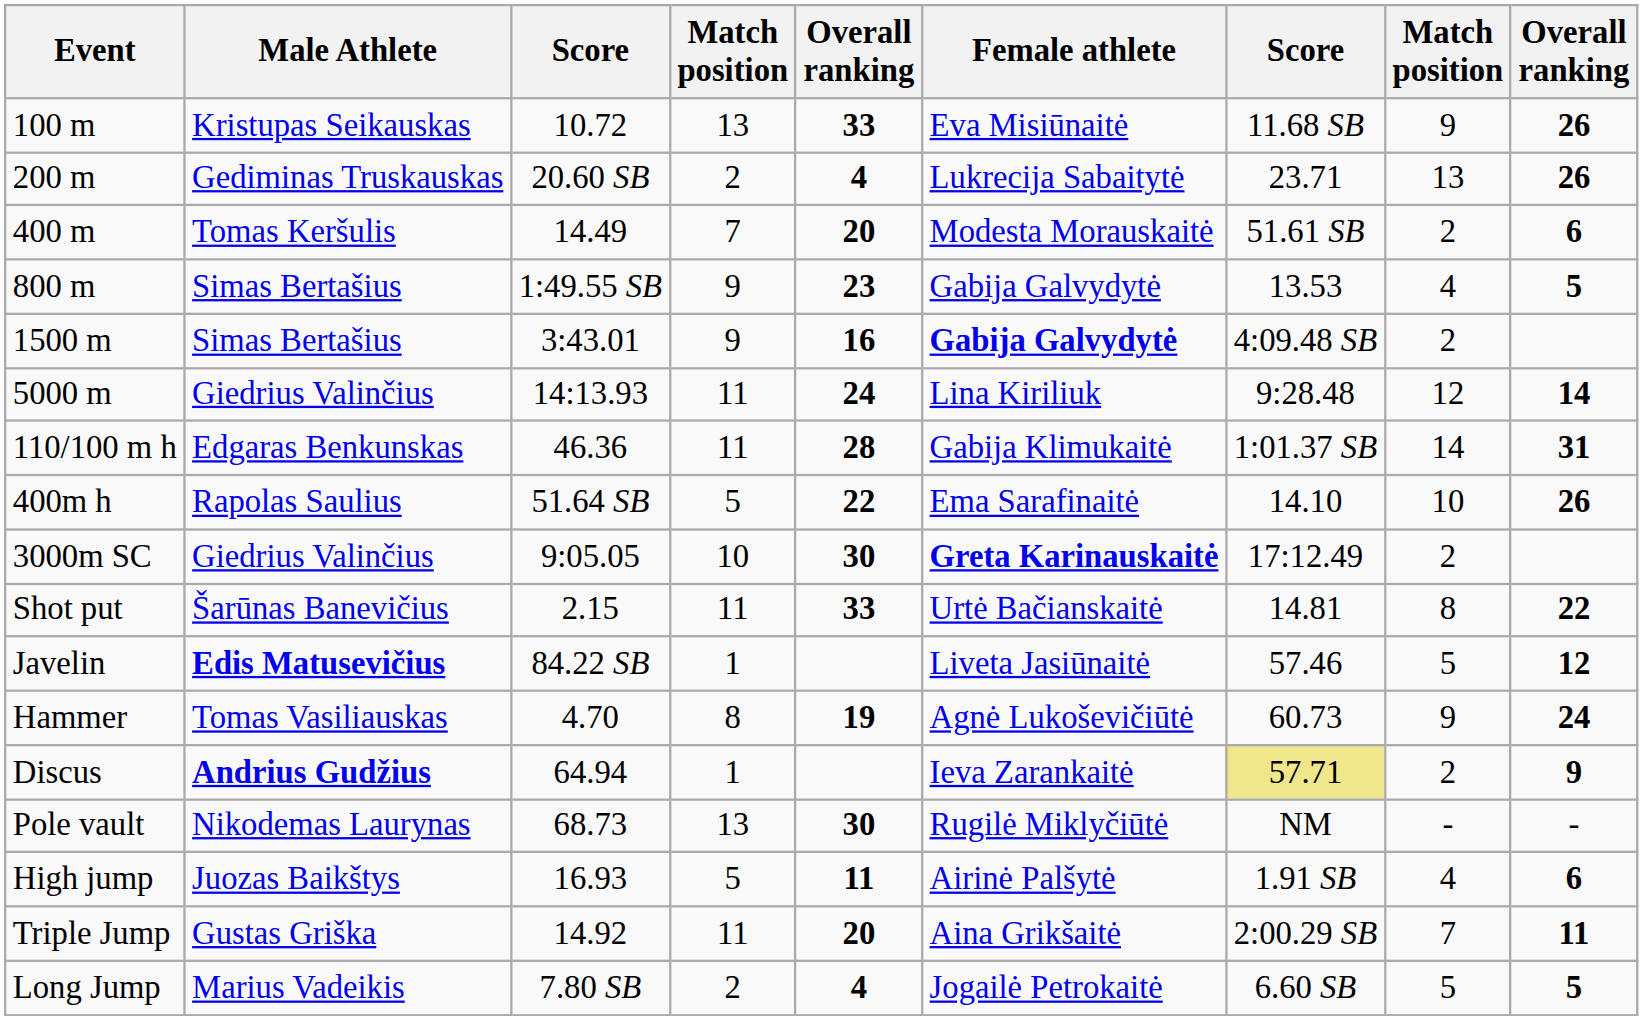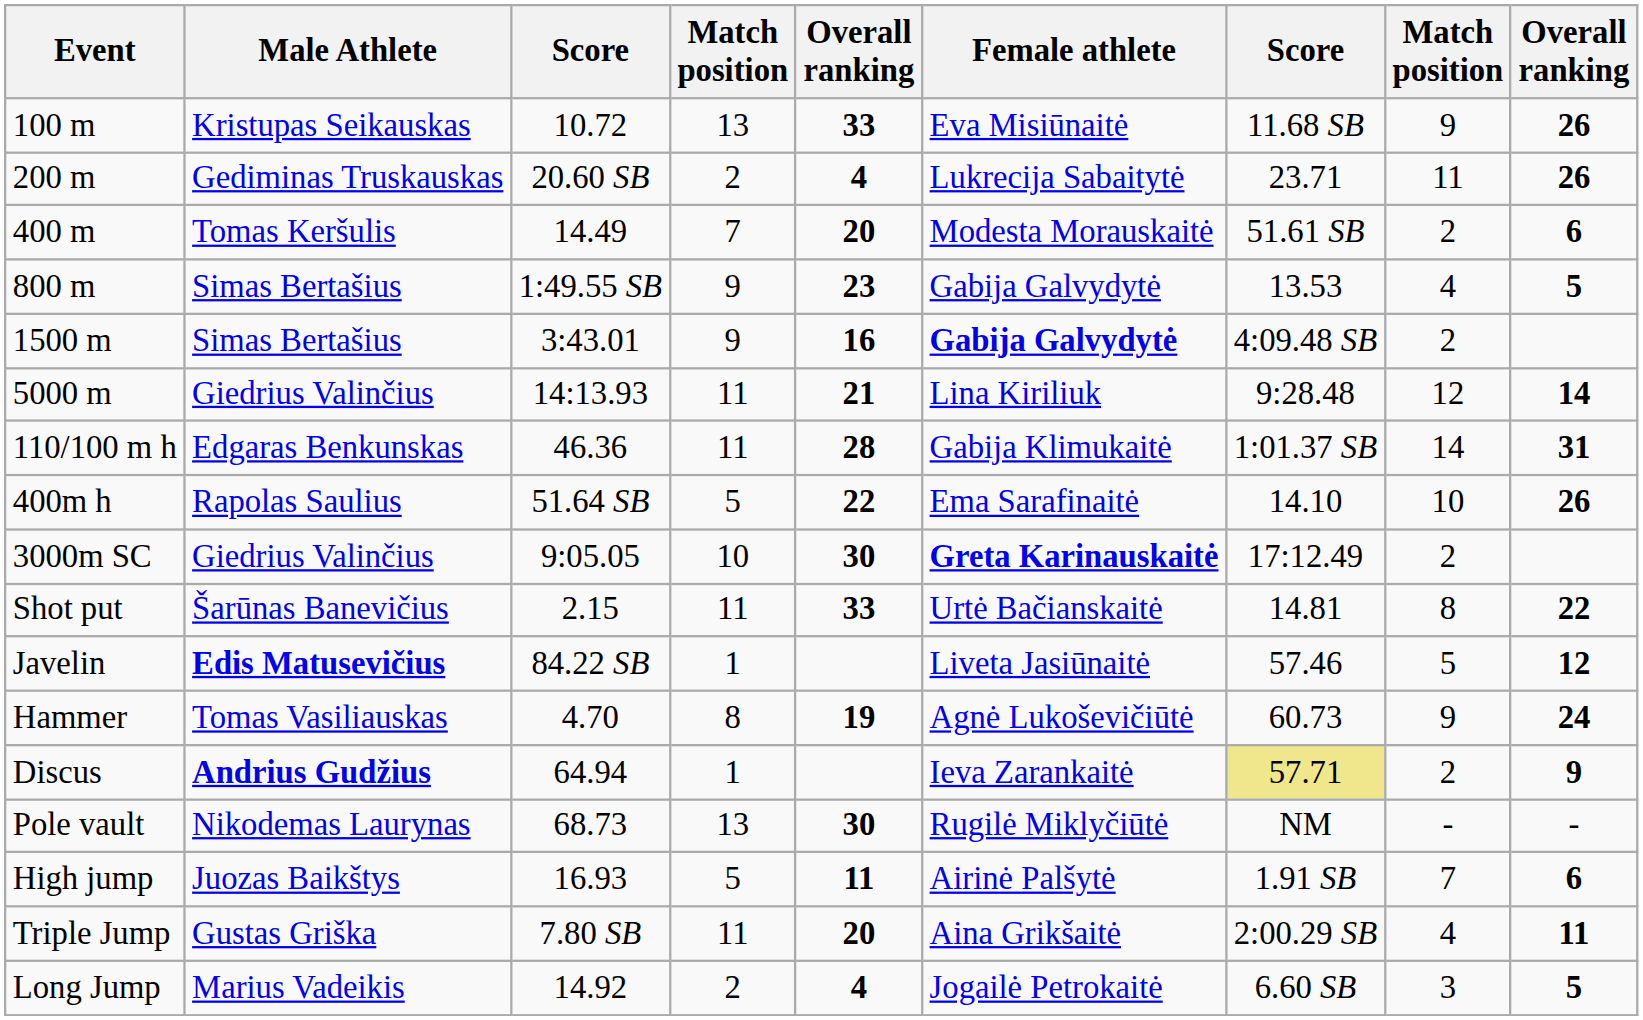(1448, 178) 13 -> (1448, 178) 11
(859, 393) 24 -> (859, 393) 21
(1448, 879) 4 -> (1448, 879) 7
(590, 933) 14.92 -> (590, 933) 7.80 SB
(1448, 933) 7 -> (1448, 933) 4
(590, 986) 7.80 SB -> (590, 986) 14.92
(1448, 986) 5 -> (1448, 986) 3
